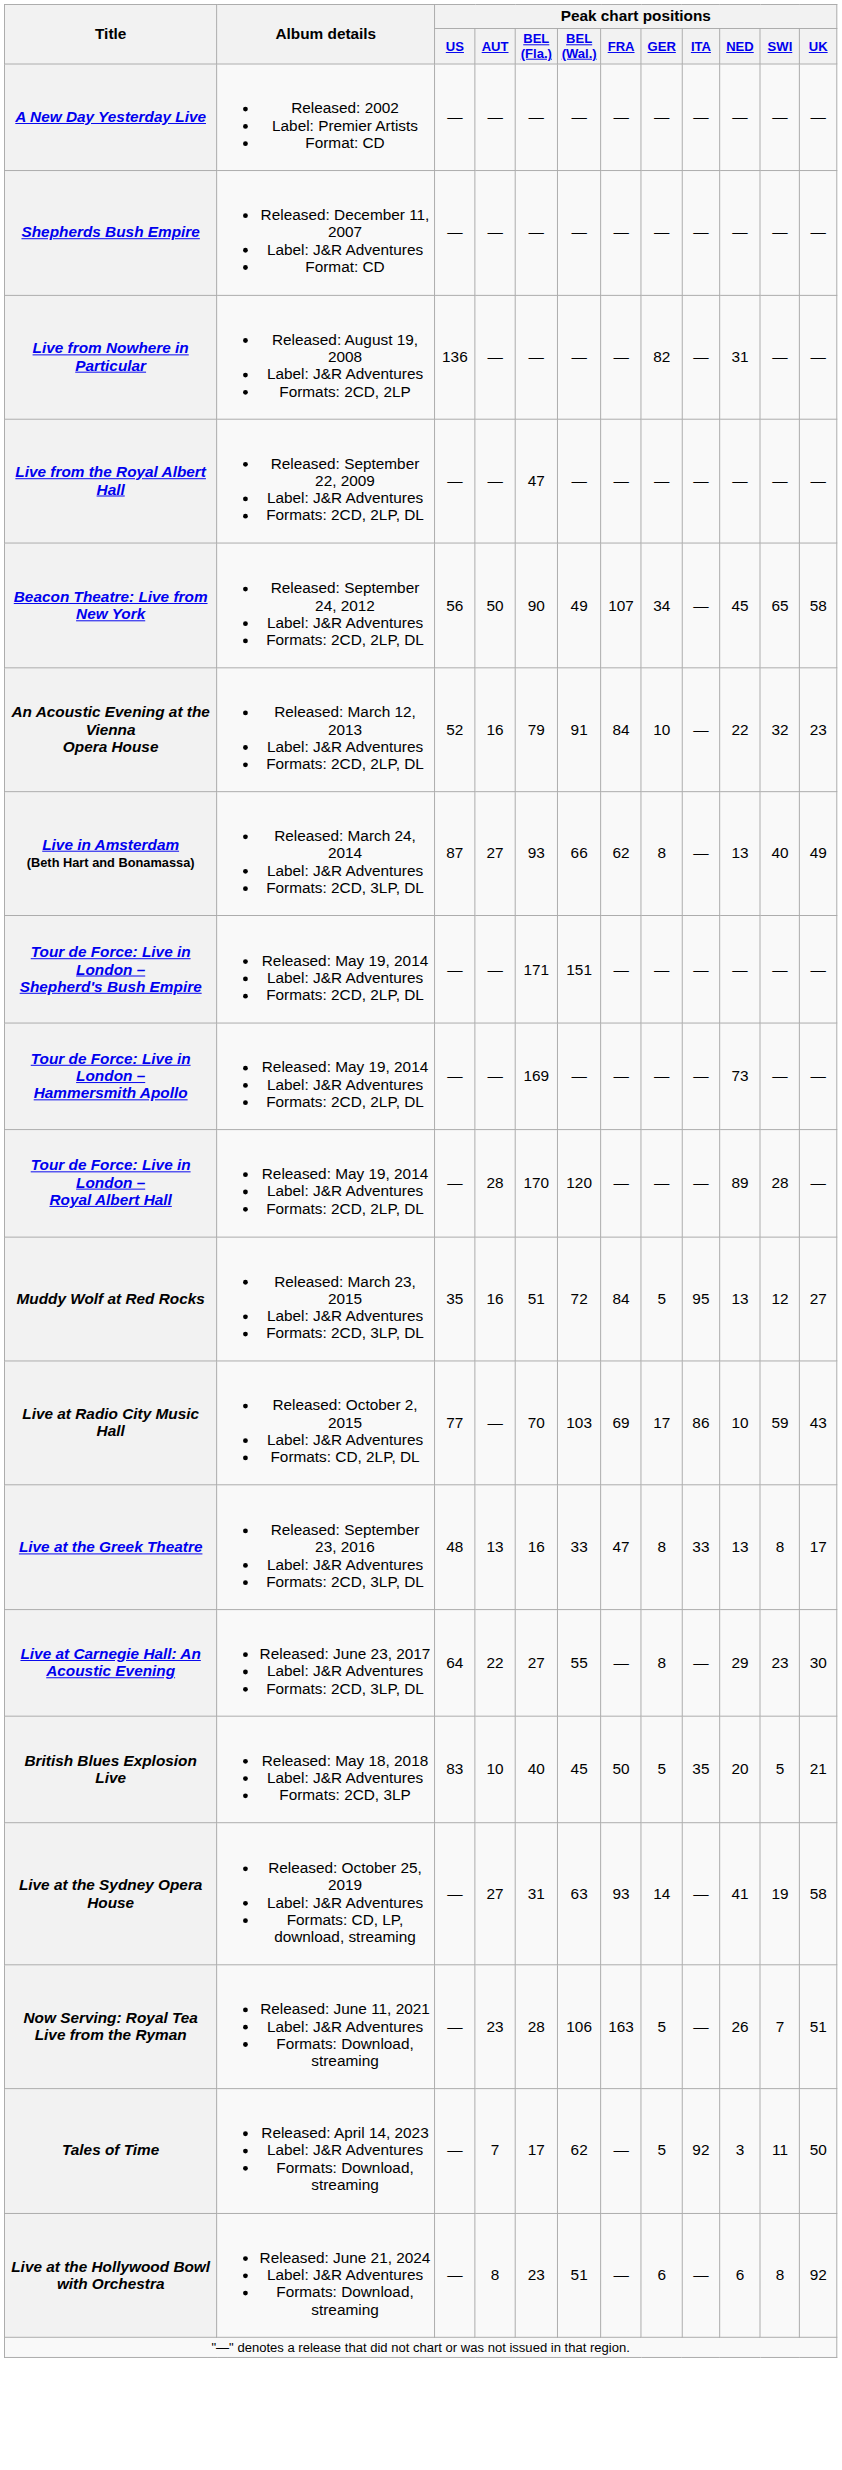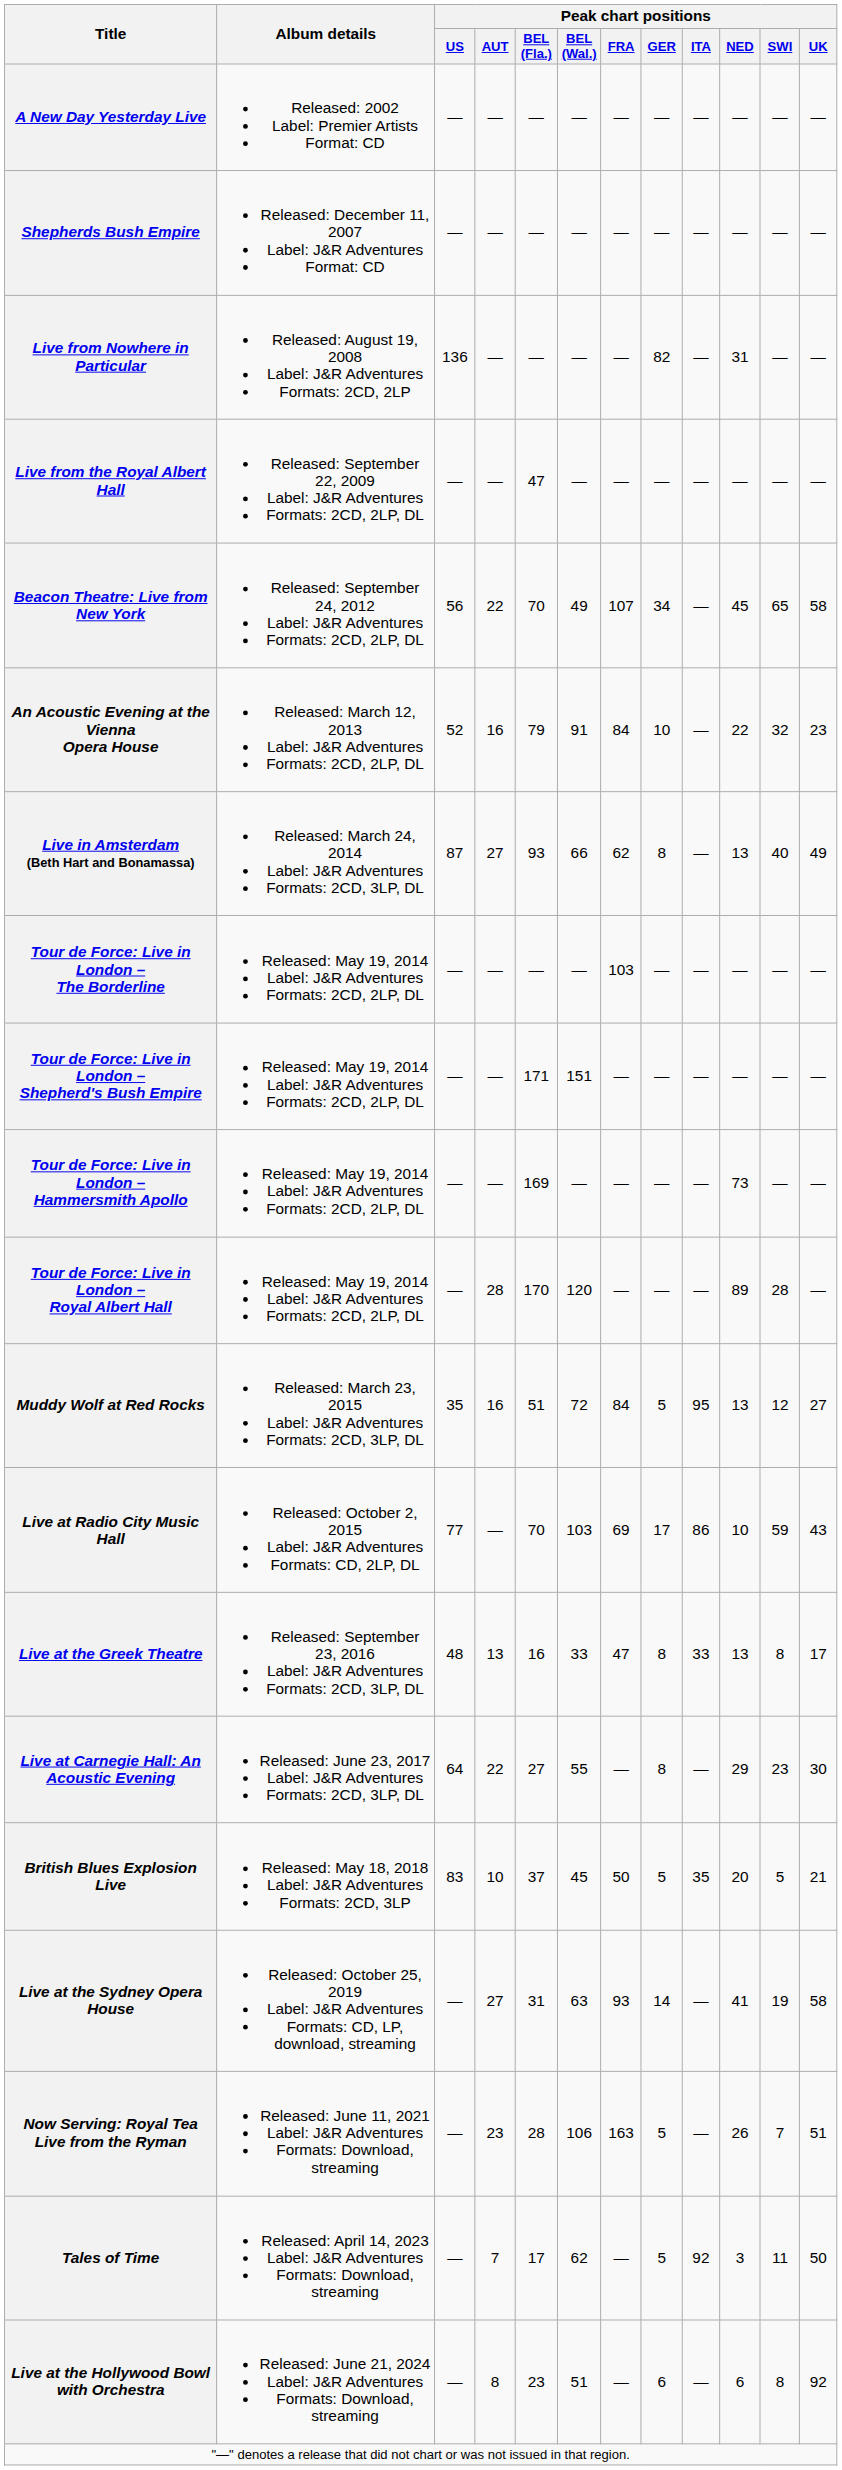(495, 605) 50 -> (495, 605) 22
(536, 605) 90 -> (536, 605) 70
+ row: (111, 969)
(536, 1769) 40 -> (536, 1876) 37
